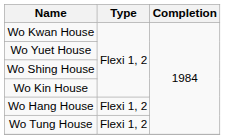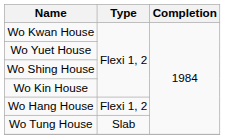(124, 124) Flexi 1, 2 -> (124, 124) Slab
